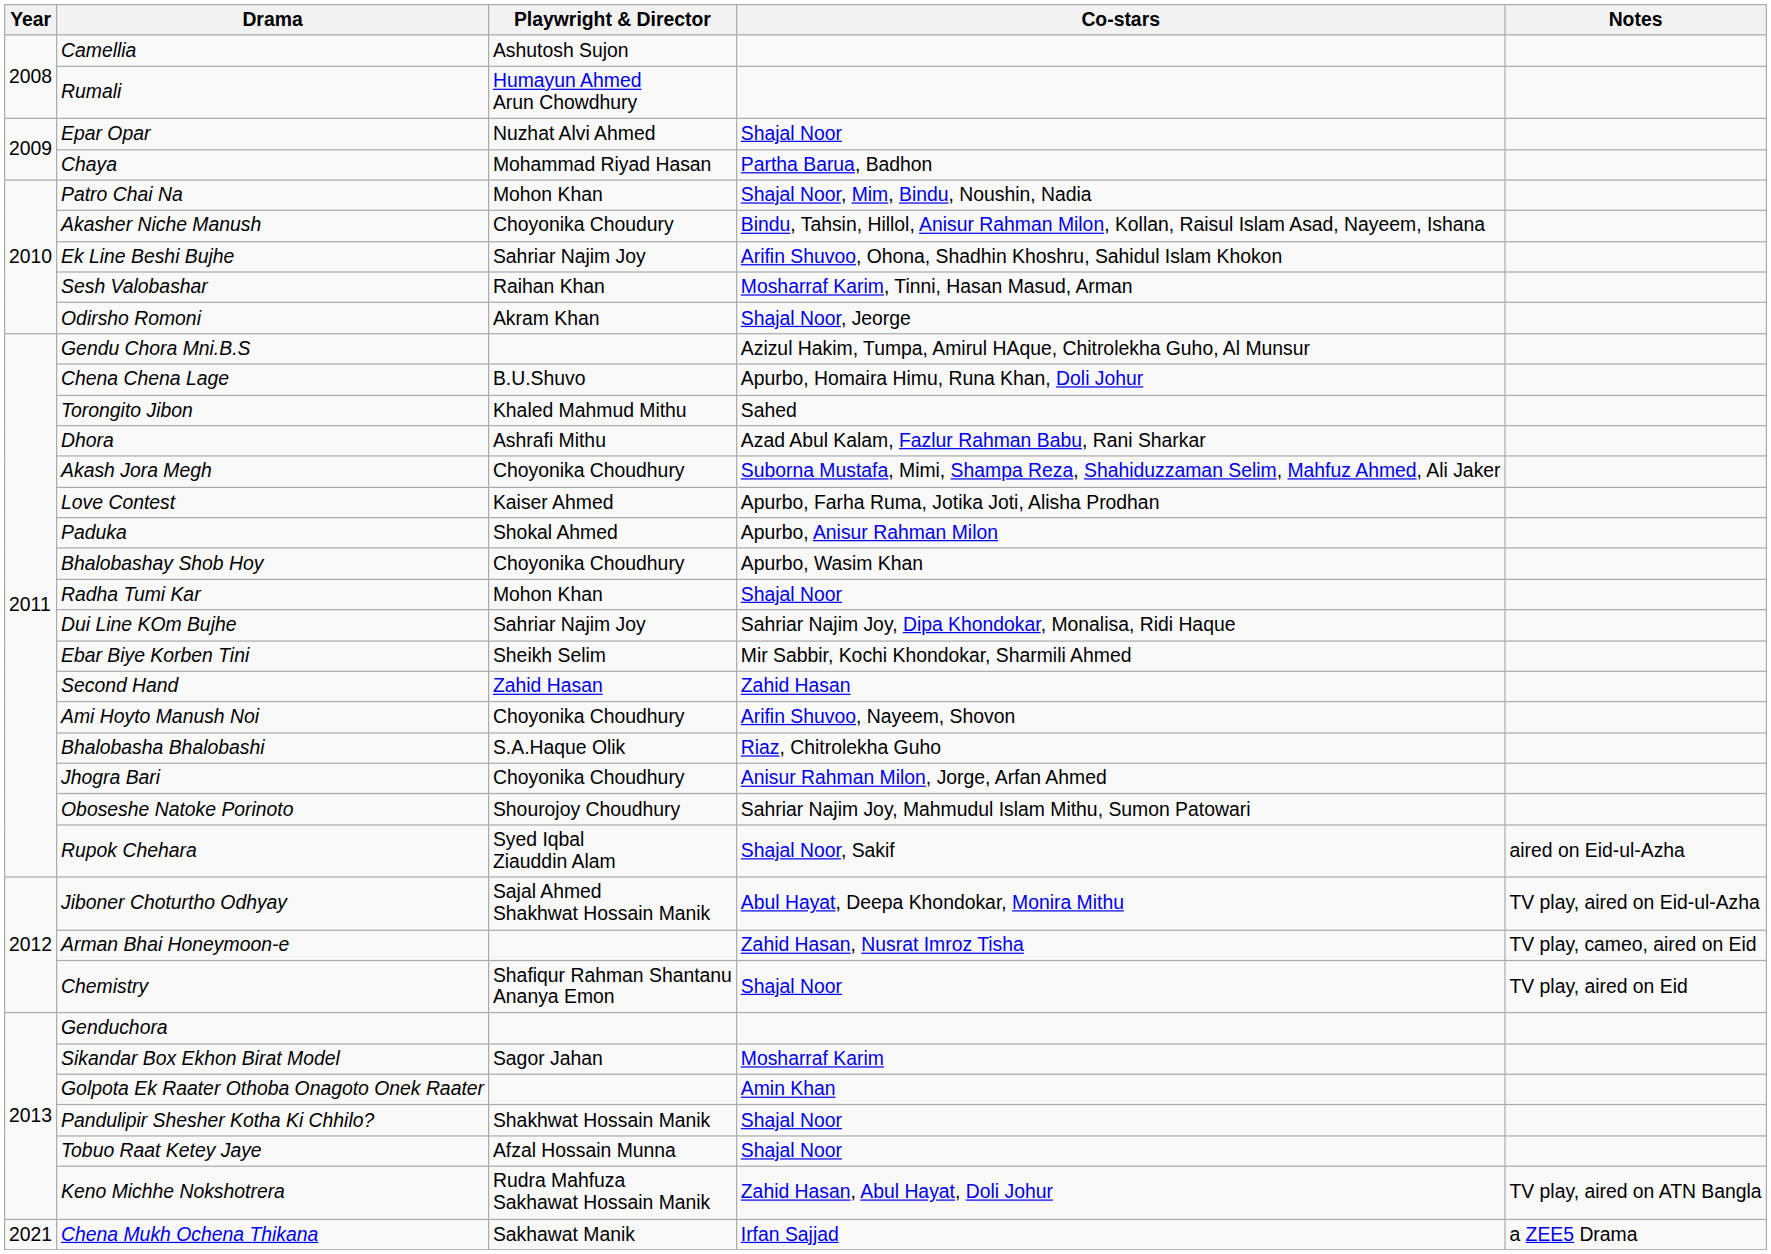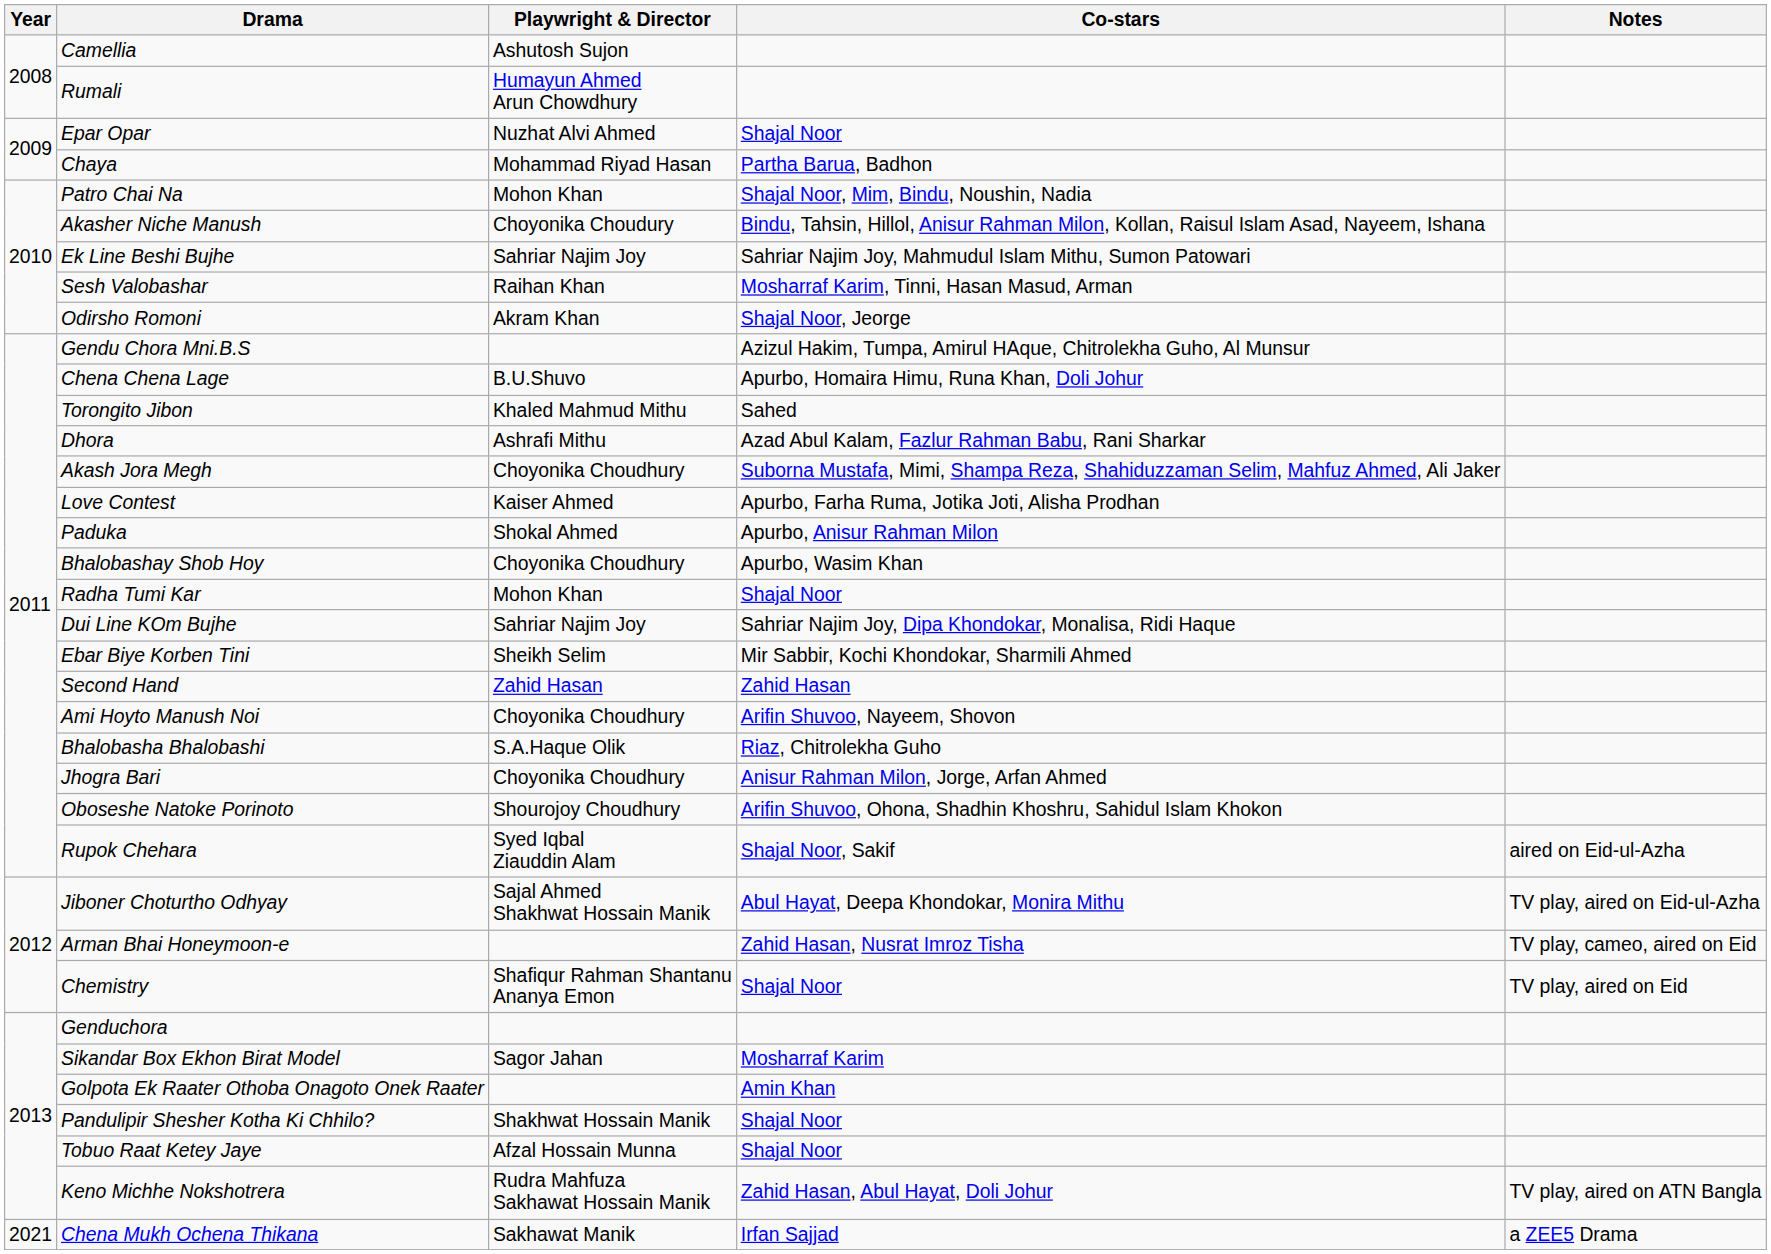(1011, 256) Arifin Shuvoo, Ohona, Shadhin Khoshru, Sahidul Islam Khokon -> (996, 256) Sahriar Najim Joy, Mahmudul Islam Mithu, Sumon Patowari
(996, 809) Sahriar Najim Joy, Mahmudul Islam Mithu, Sumon Patowari -> (1011, 809) Arifin Shuvoo, Ohona, Shadhin Khoshru, Sahidul Islam Khokon
